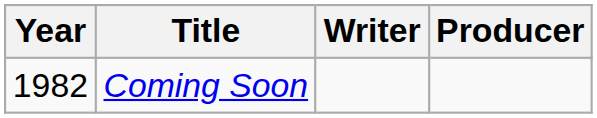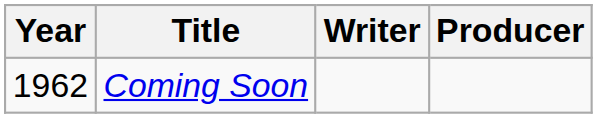(50, 84) 1982 -> (50, 84) 1962
